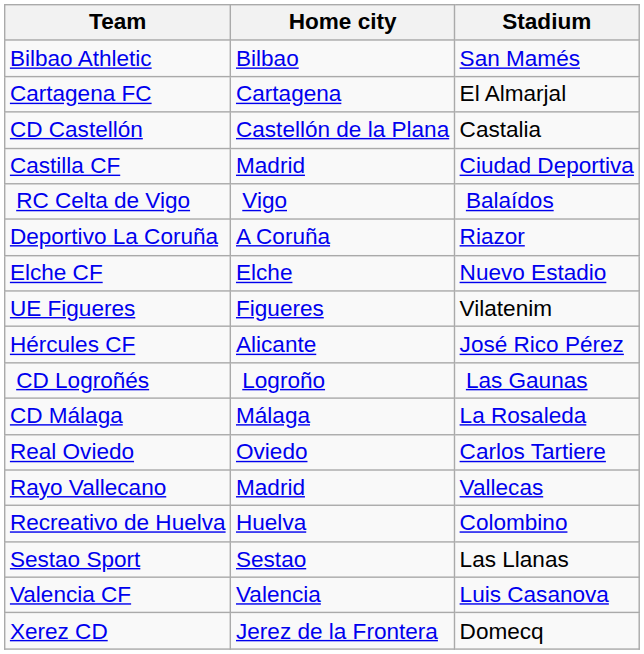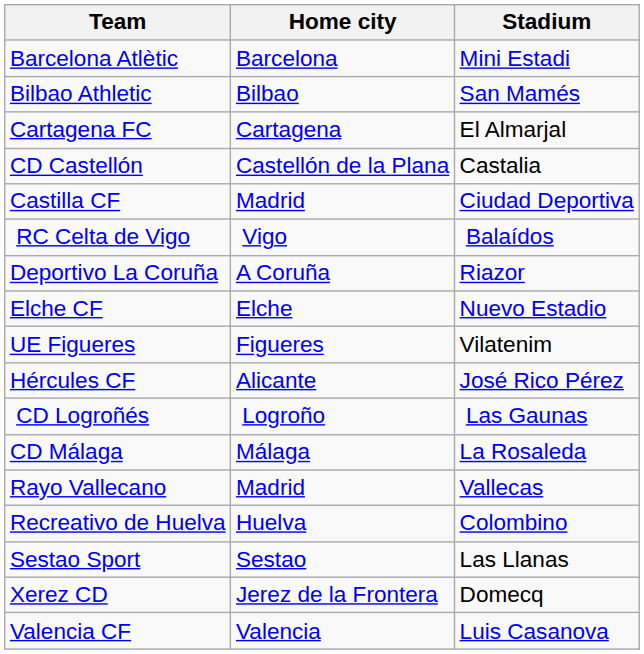+ row: (94, 58)
- row: (72, 451)
rows swapped: (71, 594) <-> (59, 630)
